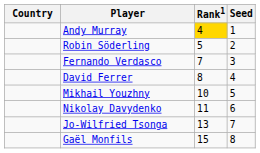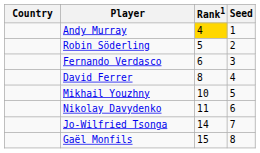(200, 62) 7 -> (200, 62) 6
(203, 124) 13 -> (203, 124) 14
